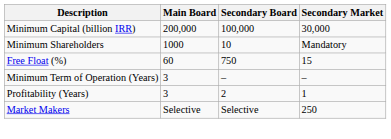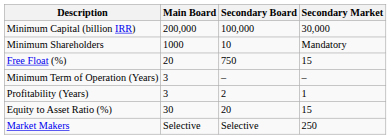(168, 61) 60 -> (168, 61) 20
+ row: (59, 110)
